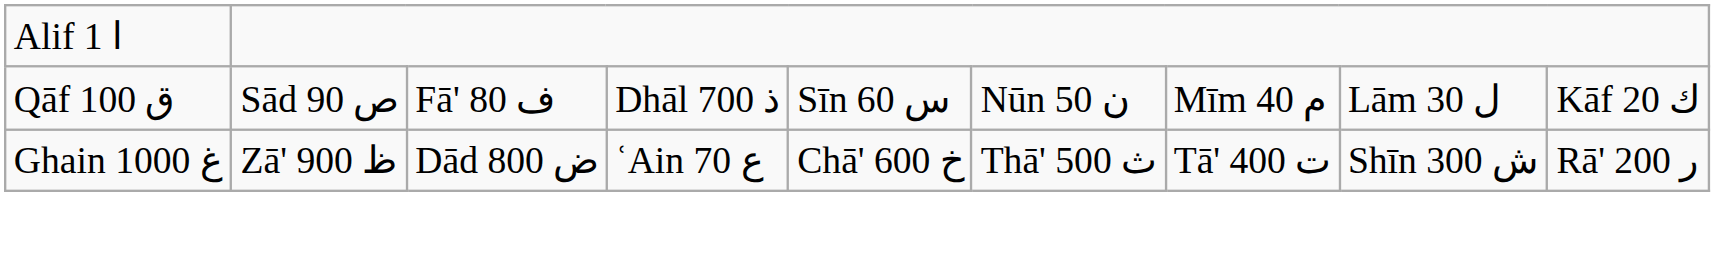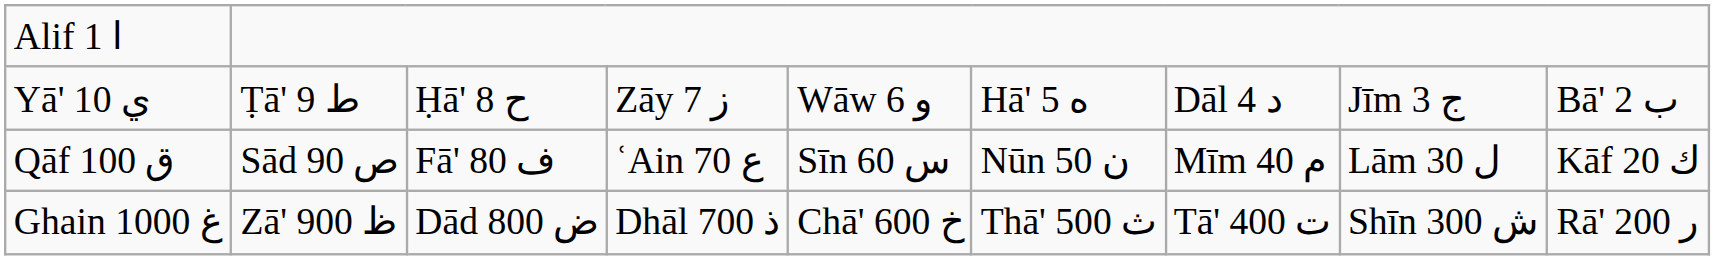+ row: (83, 98)
(698, 98) Dhāl 700 ذ -> (690, 160) ʿAin 70 ع
(690, 160) ʿAin 70 ع -> (698, 222) Dhāl 700 ذ
